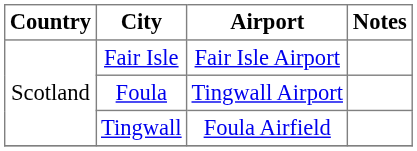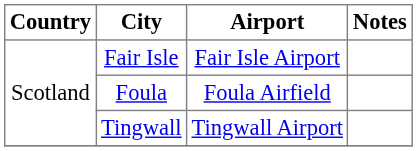(267, 92) Tingwall Airport -> (267, 92) Foula Airfield
(267, 127) Foula Airfield -> (267, 127) Tingwall Airport
